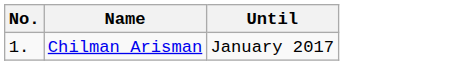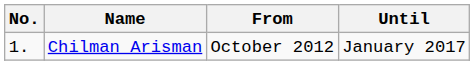+ column: (272, 19)
